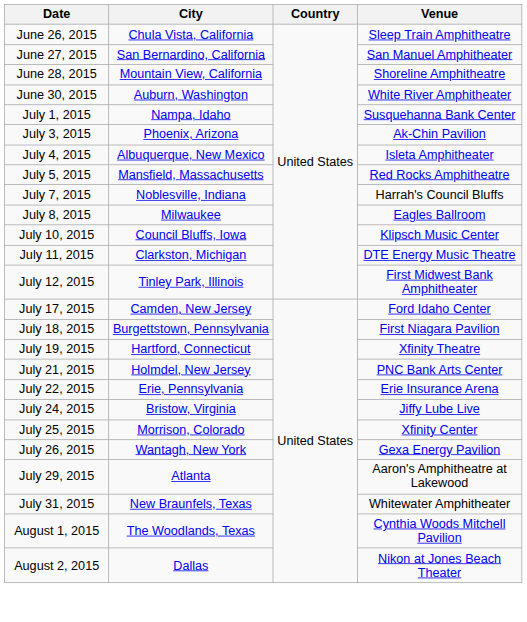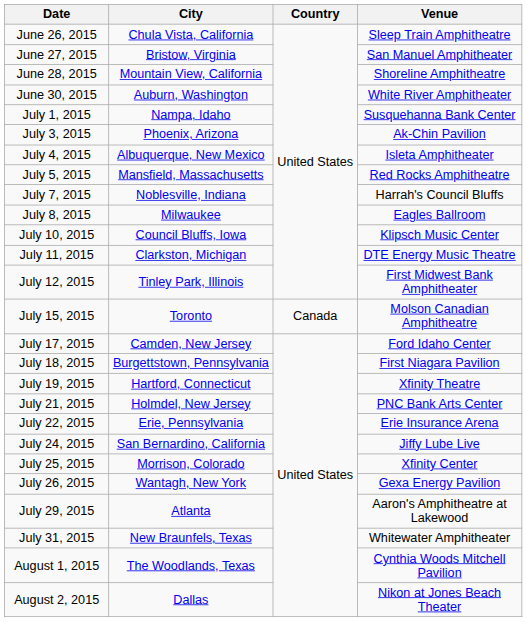(191, 54) San Bernardino, California -> (191, 54) Bristow, Virginia
+ row: (57, 316)
(191, 409) Bristow, Virginia -> (191, 443) San Bernardino, California
